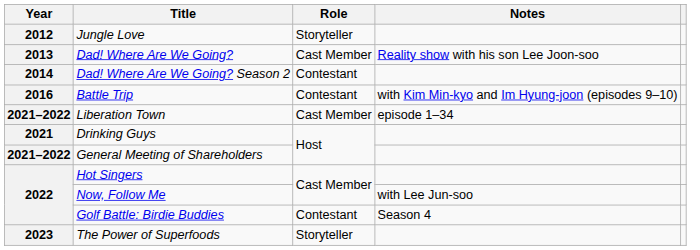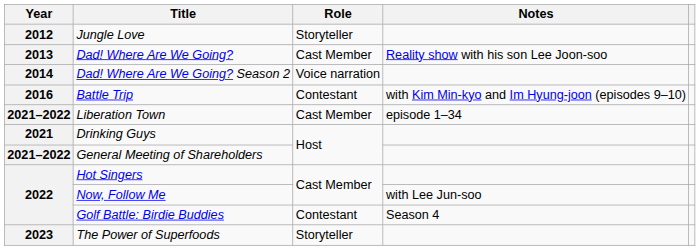(326, 74) Contestant -> (338, 74) Voice narration
